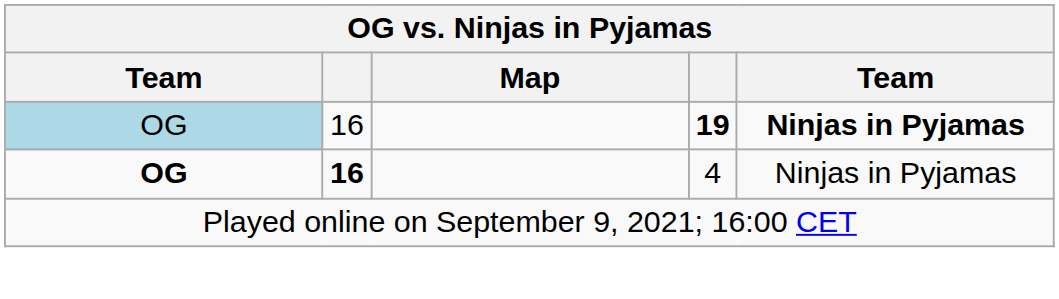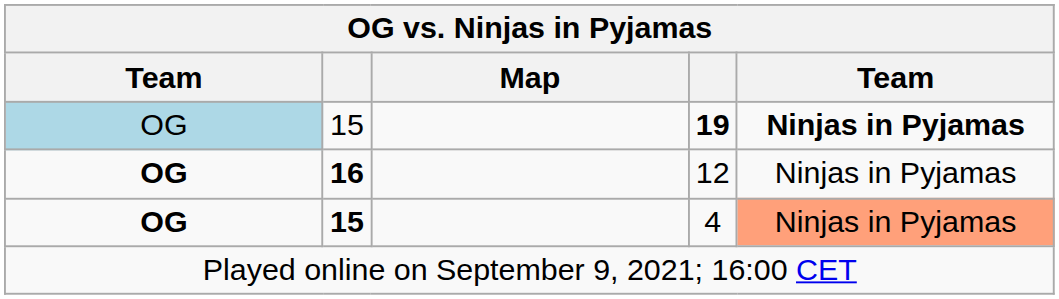(347, 125) 16 -> (347, 125) 15
+ row: (713, 173)
(347, 173) 16 -> (347, 221) 15
(896, 173) no background -> (896, 221) lightsalmon background
